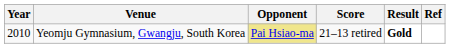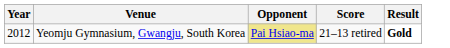- column: (433, 14)
(19, 33) 2010 -> (19, 33) 2012
